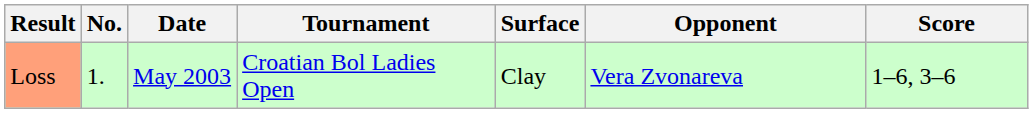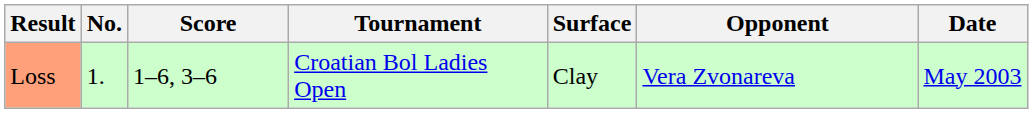columns swapped: (182, 23) <-> (946, 23)
